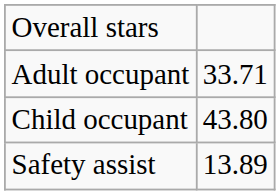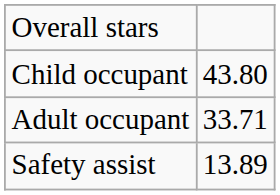rows swapped: (100, 73) <-> (100, 119)
